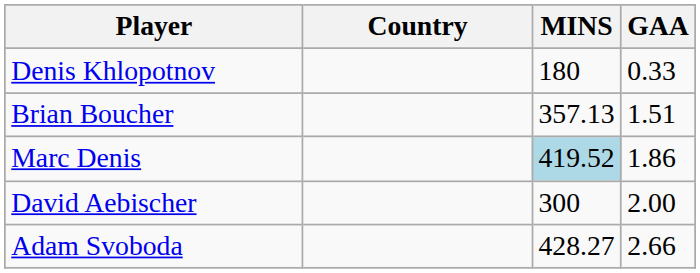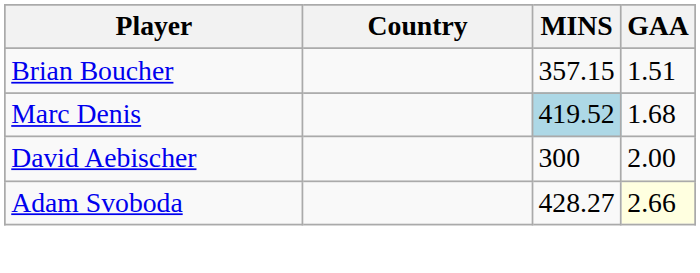- row: (113, 70)
(577, 114) 357.13 -> (577, 70) 357.15
(652, 158) 1.86 -> (652, 114) 1.68
(652, 245) no background -> (652, 202) lightyellow background
